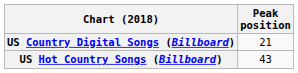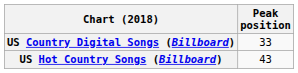(266, 42) 21 -> (266, 42) 33
